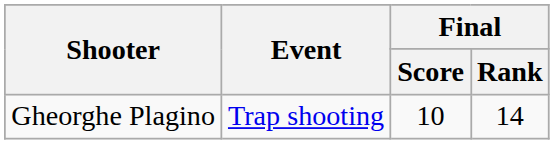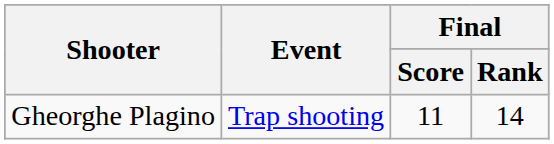(431, 116) 10 -> (431, 116) 11
